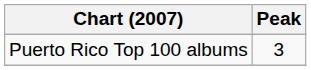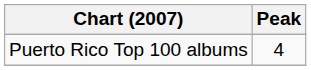(279, 49) 3 -> (279, 49) 4
